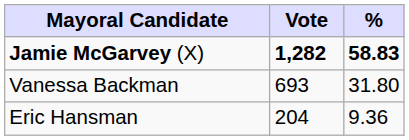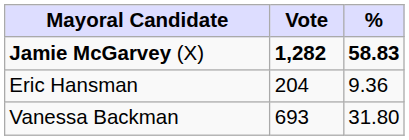rows swapped: (94, 85) <-> (74, 118)
